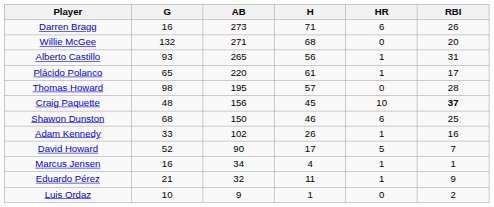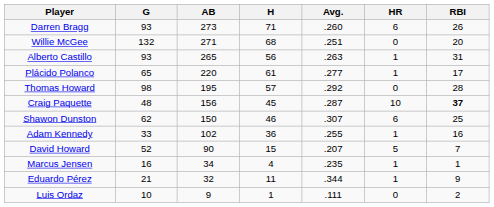+ column: (333, 12)
(167, 27) 16 -> (146, 27) 93
(167, 118) 68 -> (146, 118) 62
(310, 133) 26 -> (271, 133) 36
(310, 149) 17 -> (271, 149) 15
